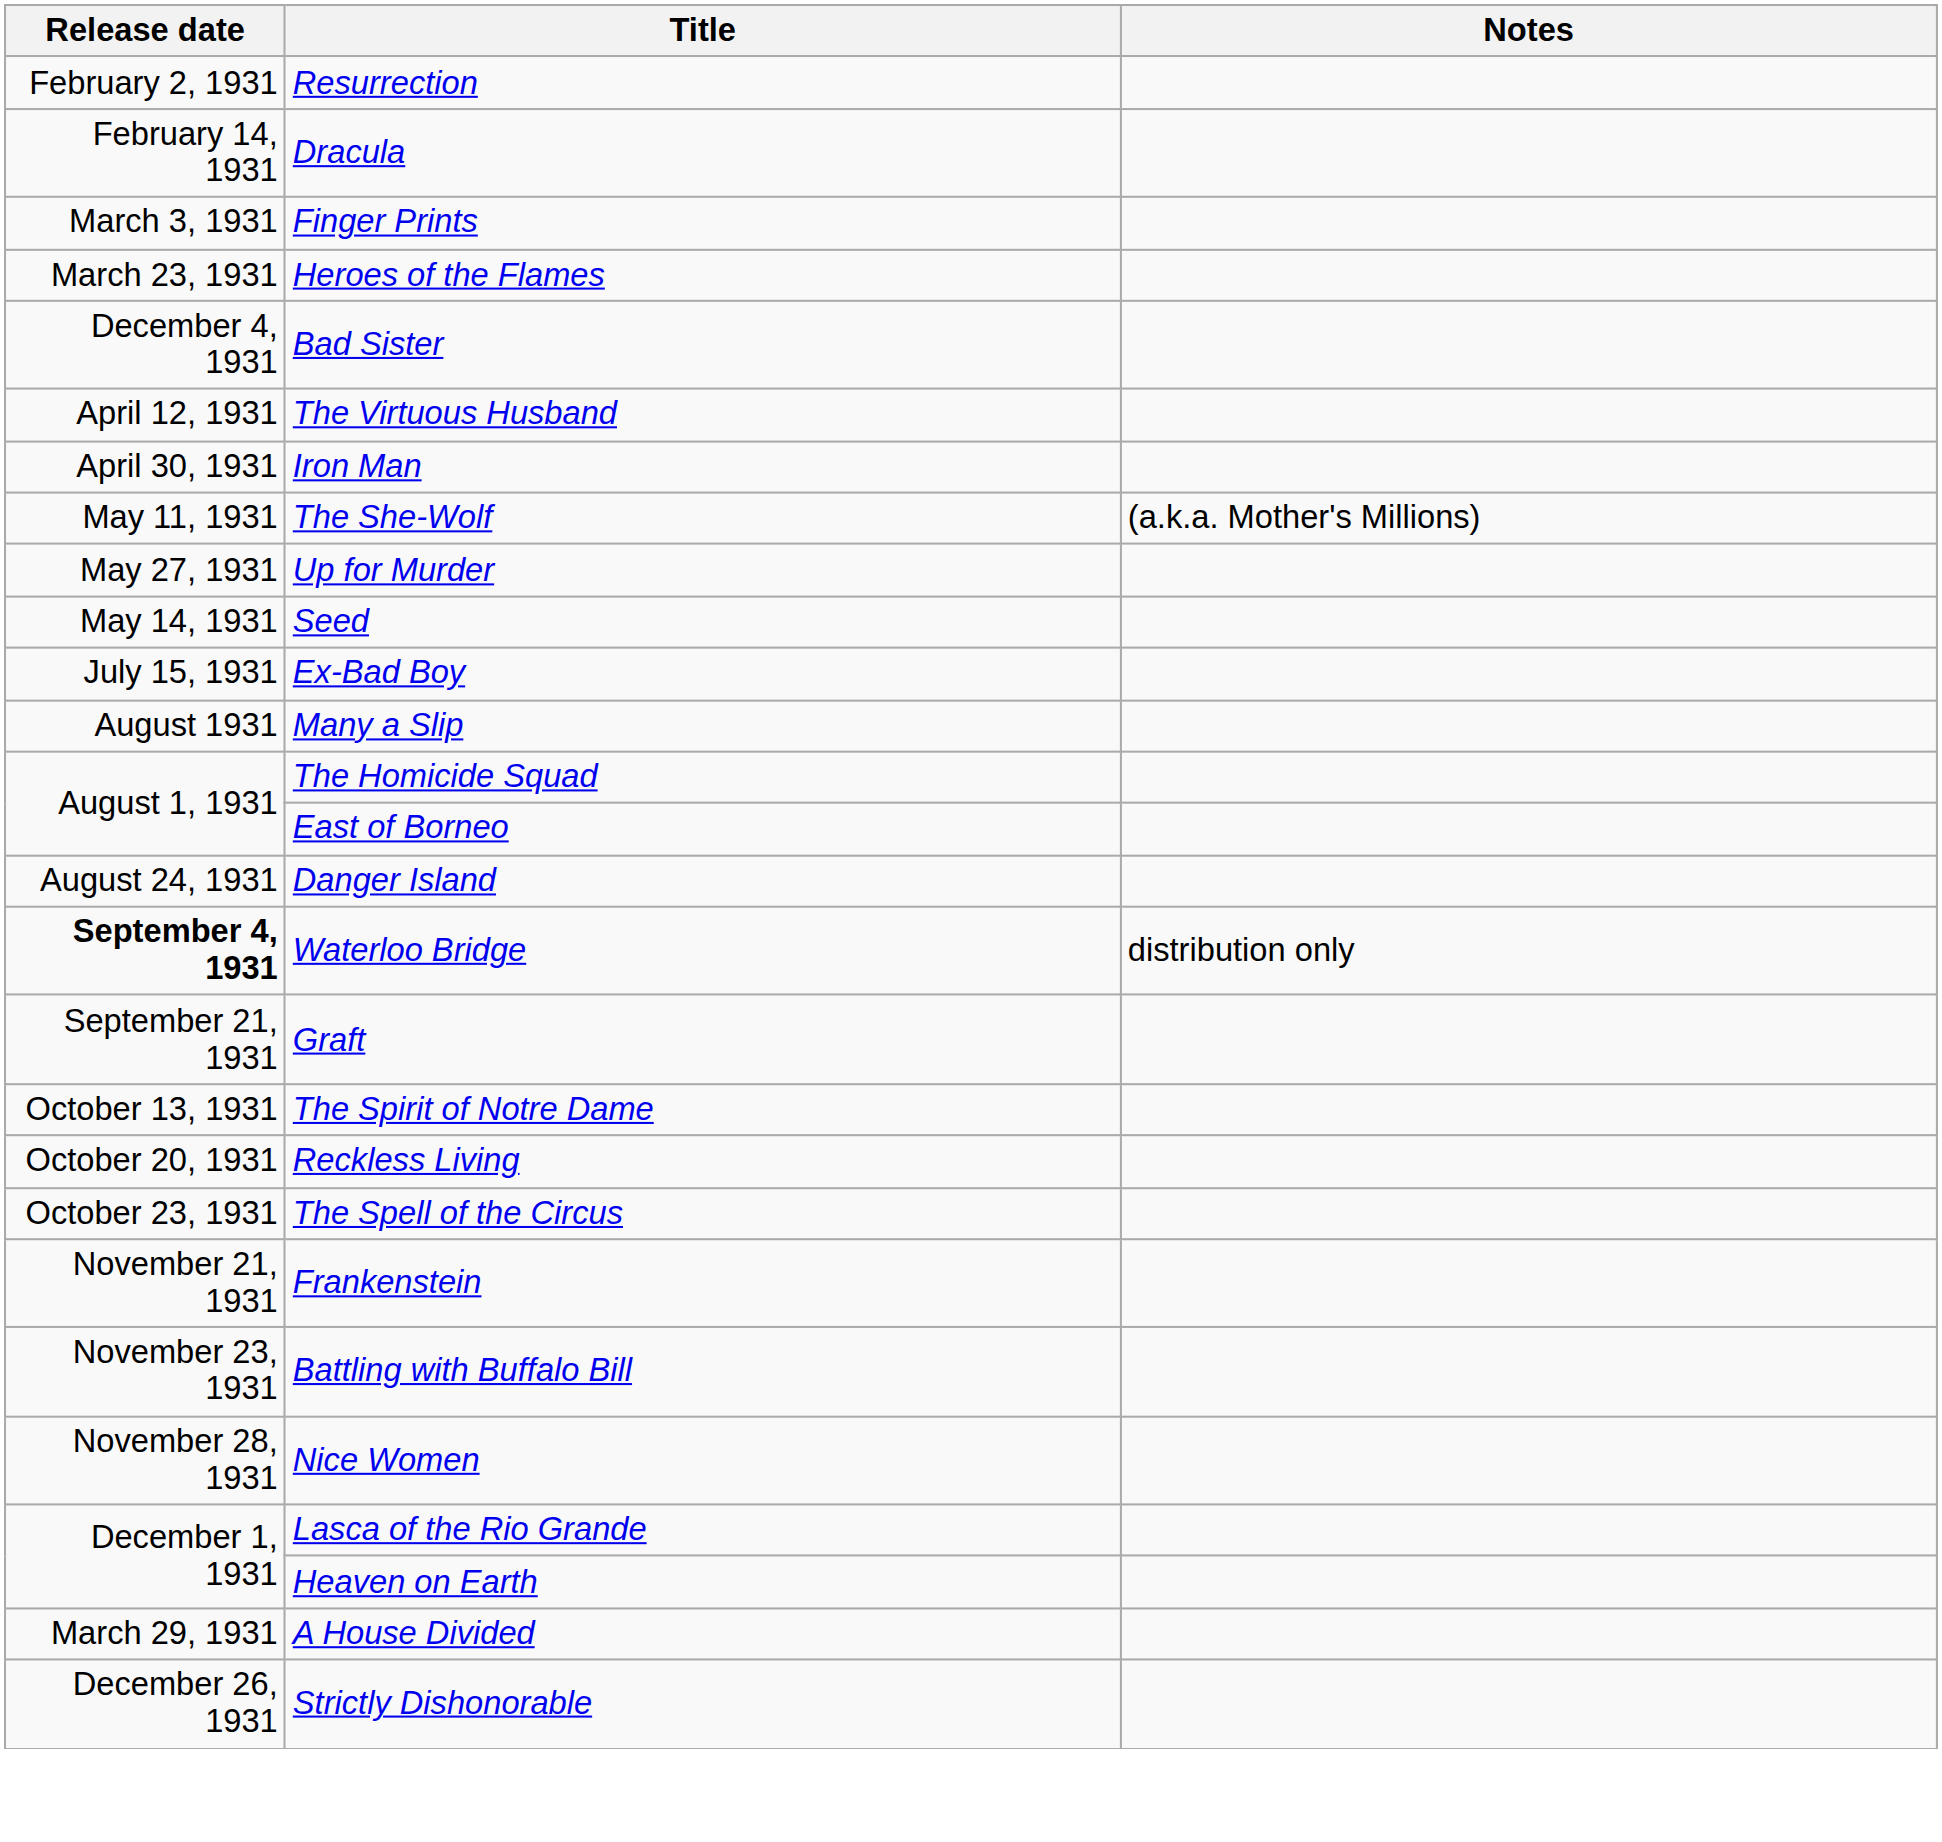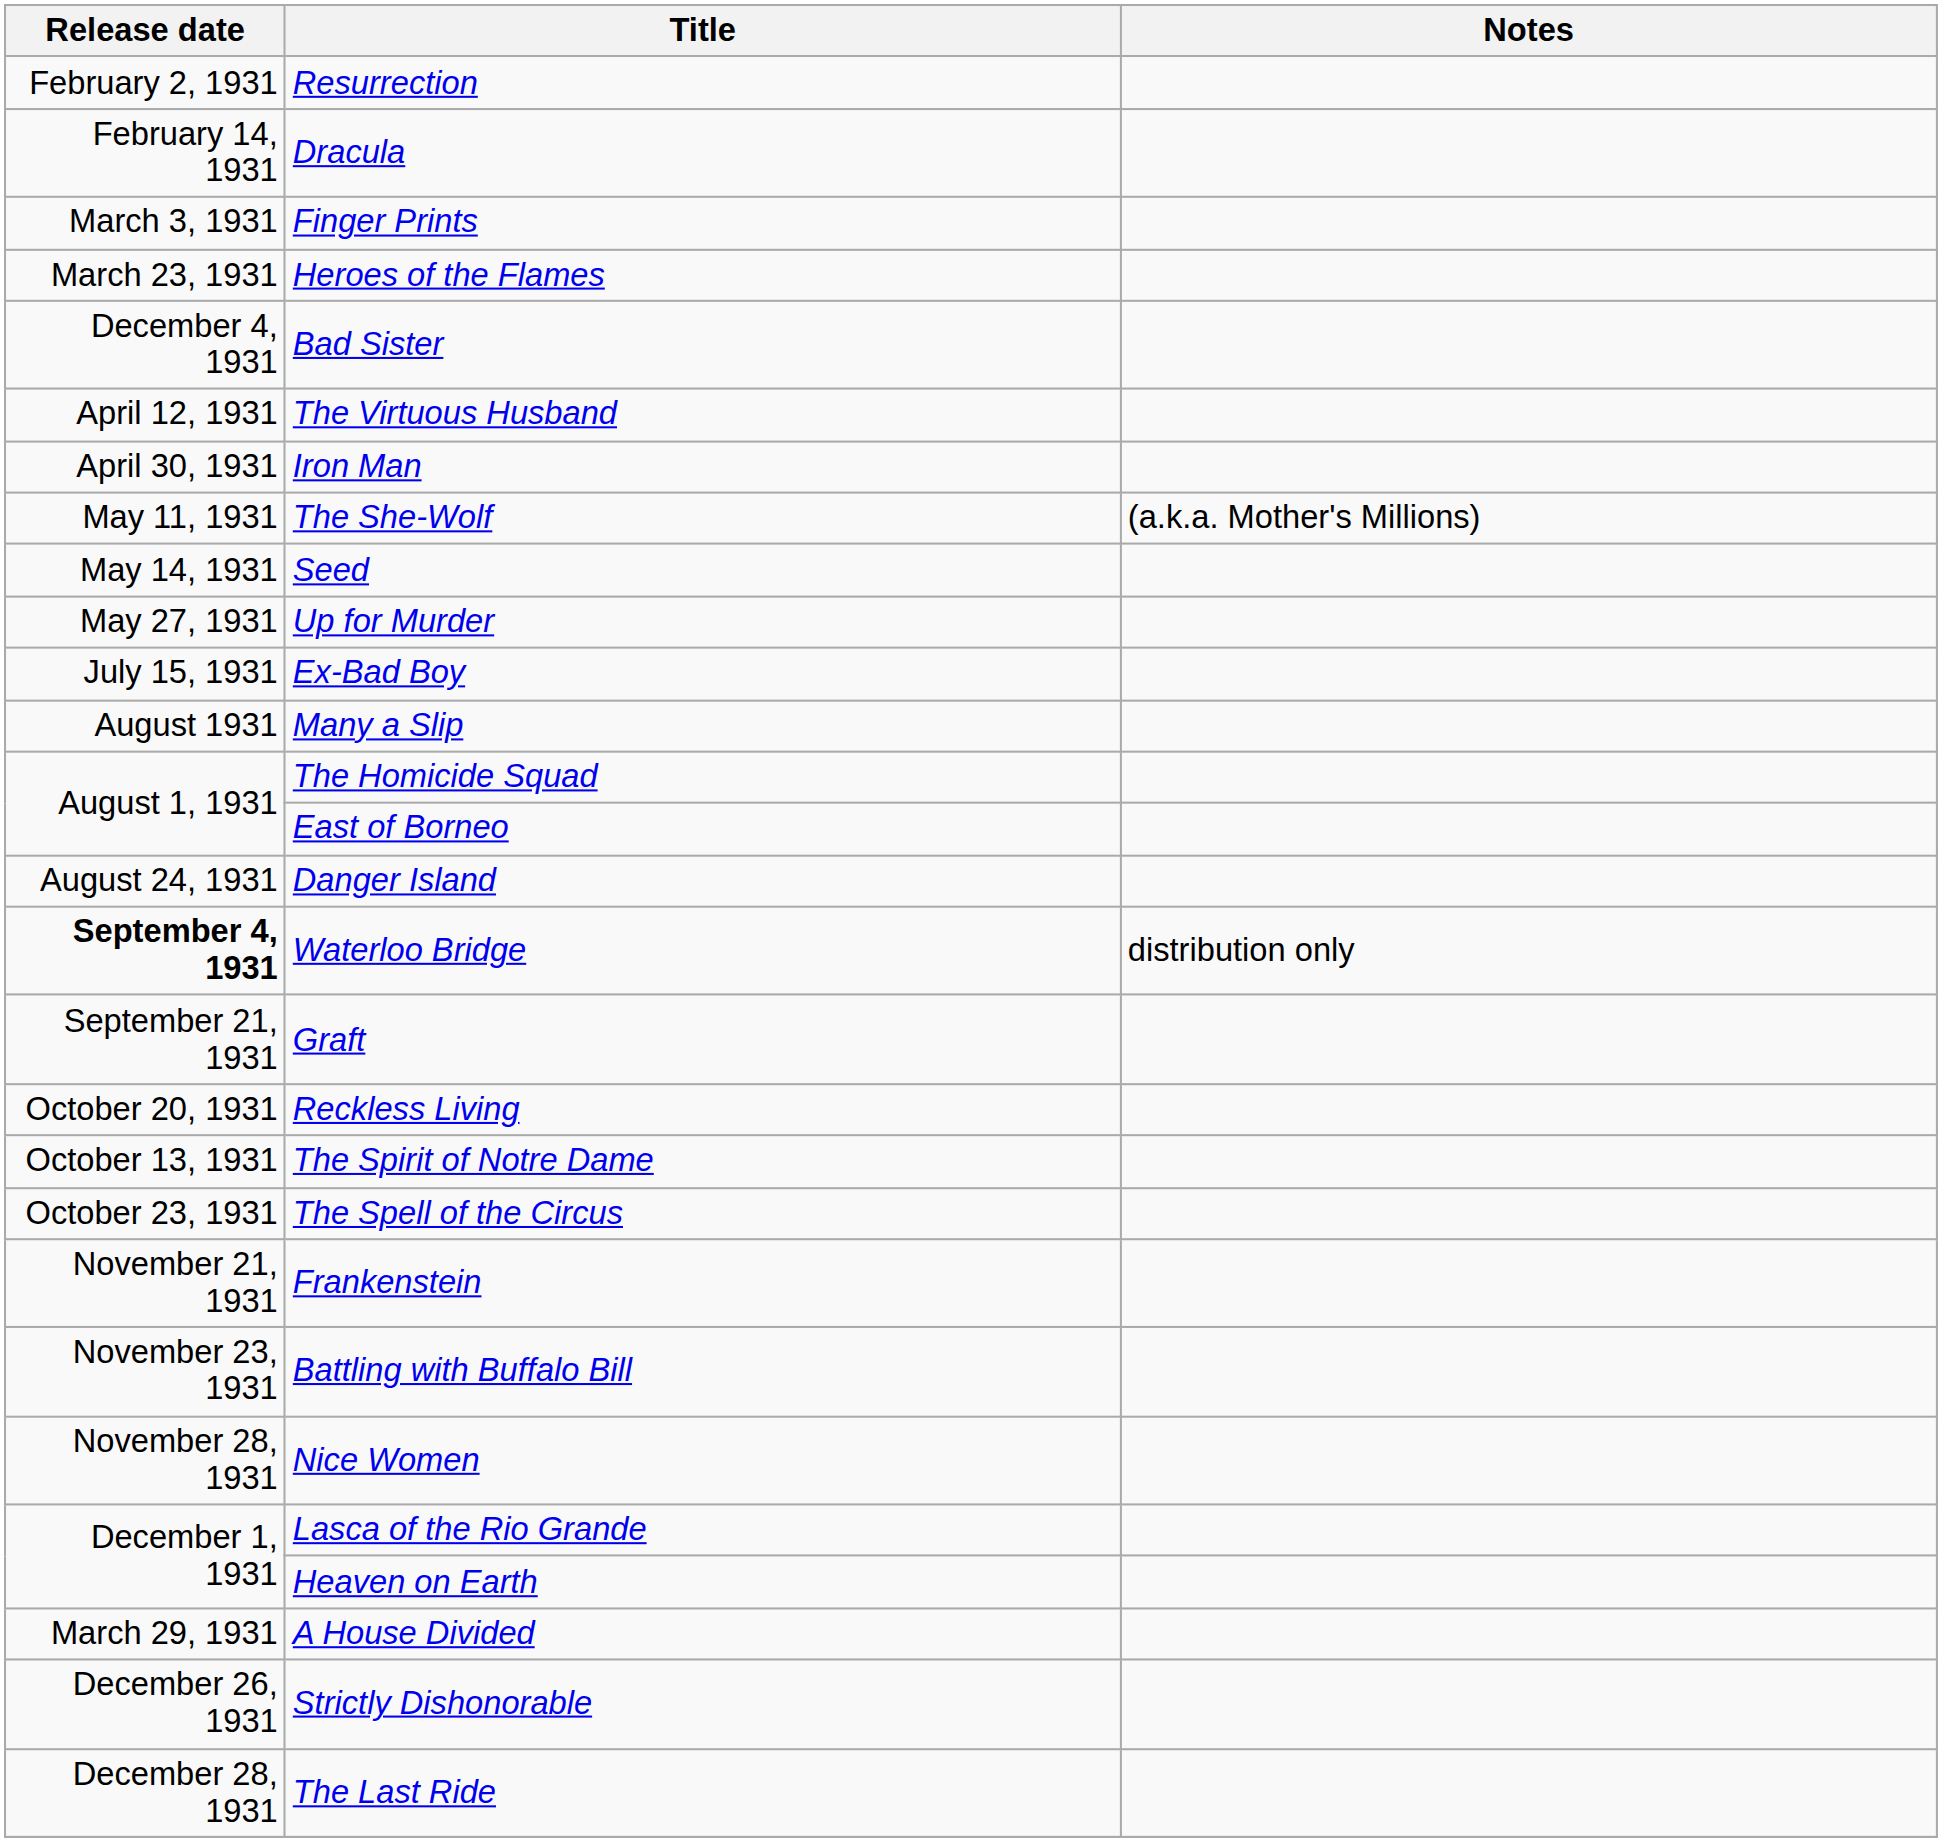rows swapped: (331, 621) <-> (393, 569)
rows swapped: (473, 1109) <-> (406, 1160)
+ row: (394, 1791)
